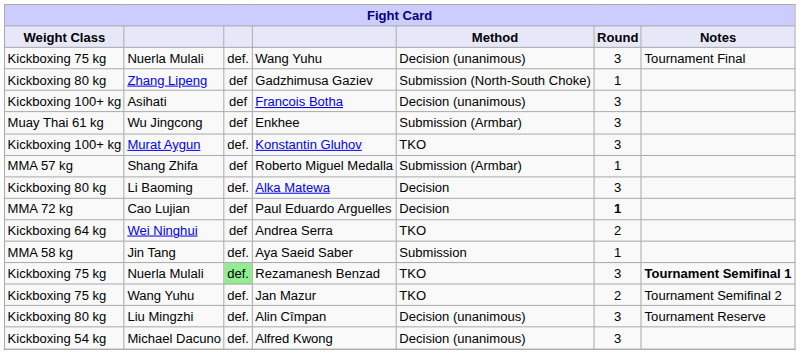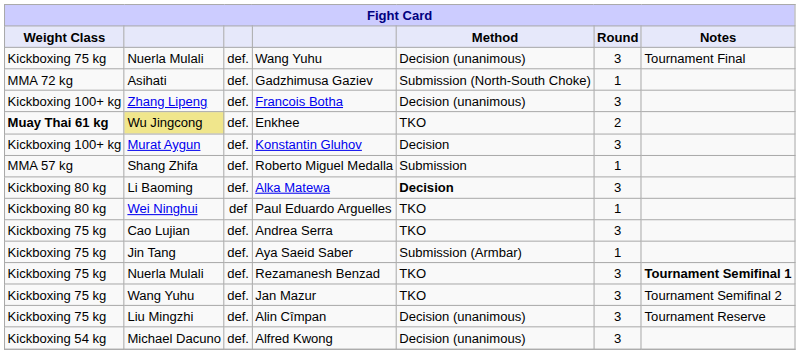(57, 80) Kickboxing 80 kg -> (40, 80) MMA 72 kg
(167, 80) Zhang Lipeng -> (147, 80) Asihati
(238, 80) def -> (238, 80) def.
(147, 101) Asihati -> (167, 101) Zhang Lipeng
(238, 101) def -> (238, 101) def.
(56, 123) normal -> (58, 123) bold
(165, 123) no background -> (165, 123) khaki background
(238, 123) def -> (238, 123) def.
(461, 123) Submission (Armbar) -> (413, 123) TKO
(618, 123) 3 -> (618, 123) 2
(413, 144) TKO -> (424, 144) Decision
(238, 166) def -> (238, 166) def.
(461, 166) Submission (Armbar) -> (433, 166) Submission
(424, 187) normal -> (427, 187) bold
(40, 209) MMA 72 kg -> (57, 209) Kickboxing 80 kg
(159, 209) Cao Lujian -> (162, 209) Wei Ninghui
(424, 209) Decision -> (413, 209) TKO
(618, 209) bold -> (618, 209) normal
(57, 230) Kickboxing 64 kg -> (57, 230) Kickboxing 75 kg
(162, 230) Wei Ninghui -> (159, 230) Cao Lujian
(238, 230) def -> (238, 230) def.
(618, 230) 2 -> (618, 230) 3
(40, 252) MMA 58 kg -> (57, 252) Kickboxing 75 kg
(433, 252) Submission -> (461, 252) Submission (Armbar)
(238, 273) lightgreen background -> (238, 273) no background
(618, 295) 2 -> (618, 295) 3
(57, 316) Kickboxing 80 kg -> (57, 316) Kickboxing 75 kg
